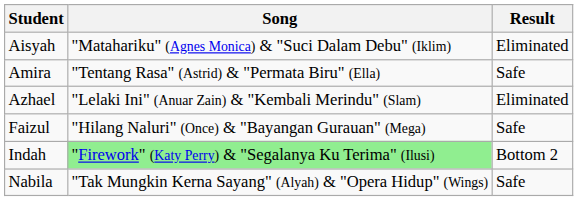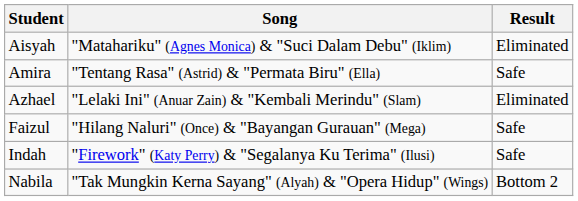(253, 155) lightgreen background -> (253, 155) no background
(527, 155) Bottom 2 -> (511, 155) Safe
(511, 182) Safe -> (527, 182) Bottom 2
